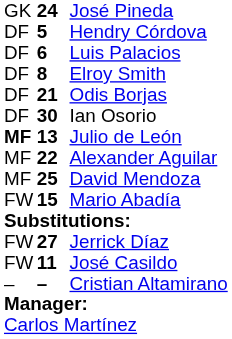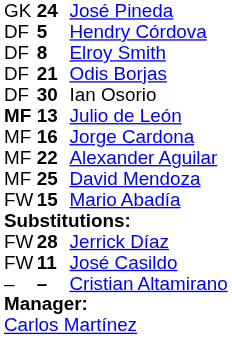- row: (125, 52)
+ row: (132, 136)
(47, 241) 27 -> (47, 241) 28
